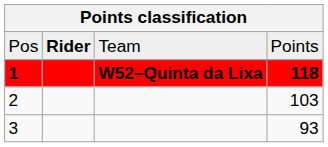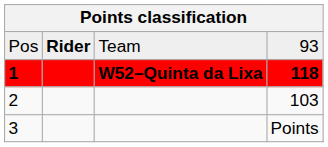(295, 45) Points -> (309, 45) 93
(309, 127) 93 -> (295, 127) Points
